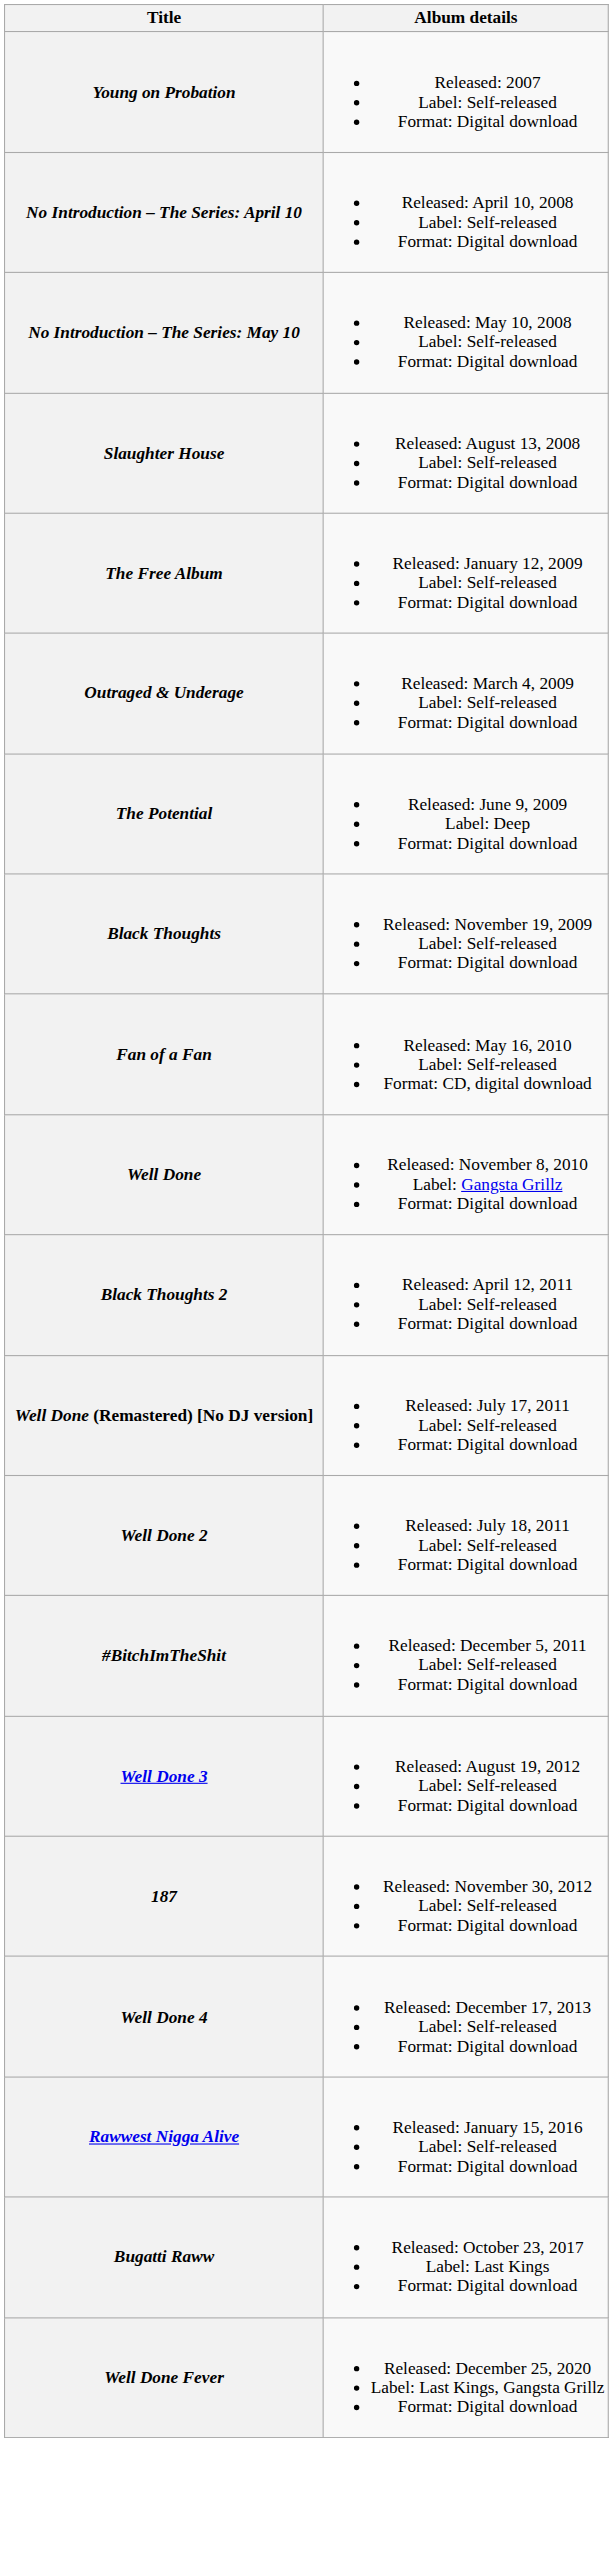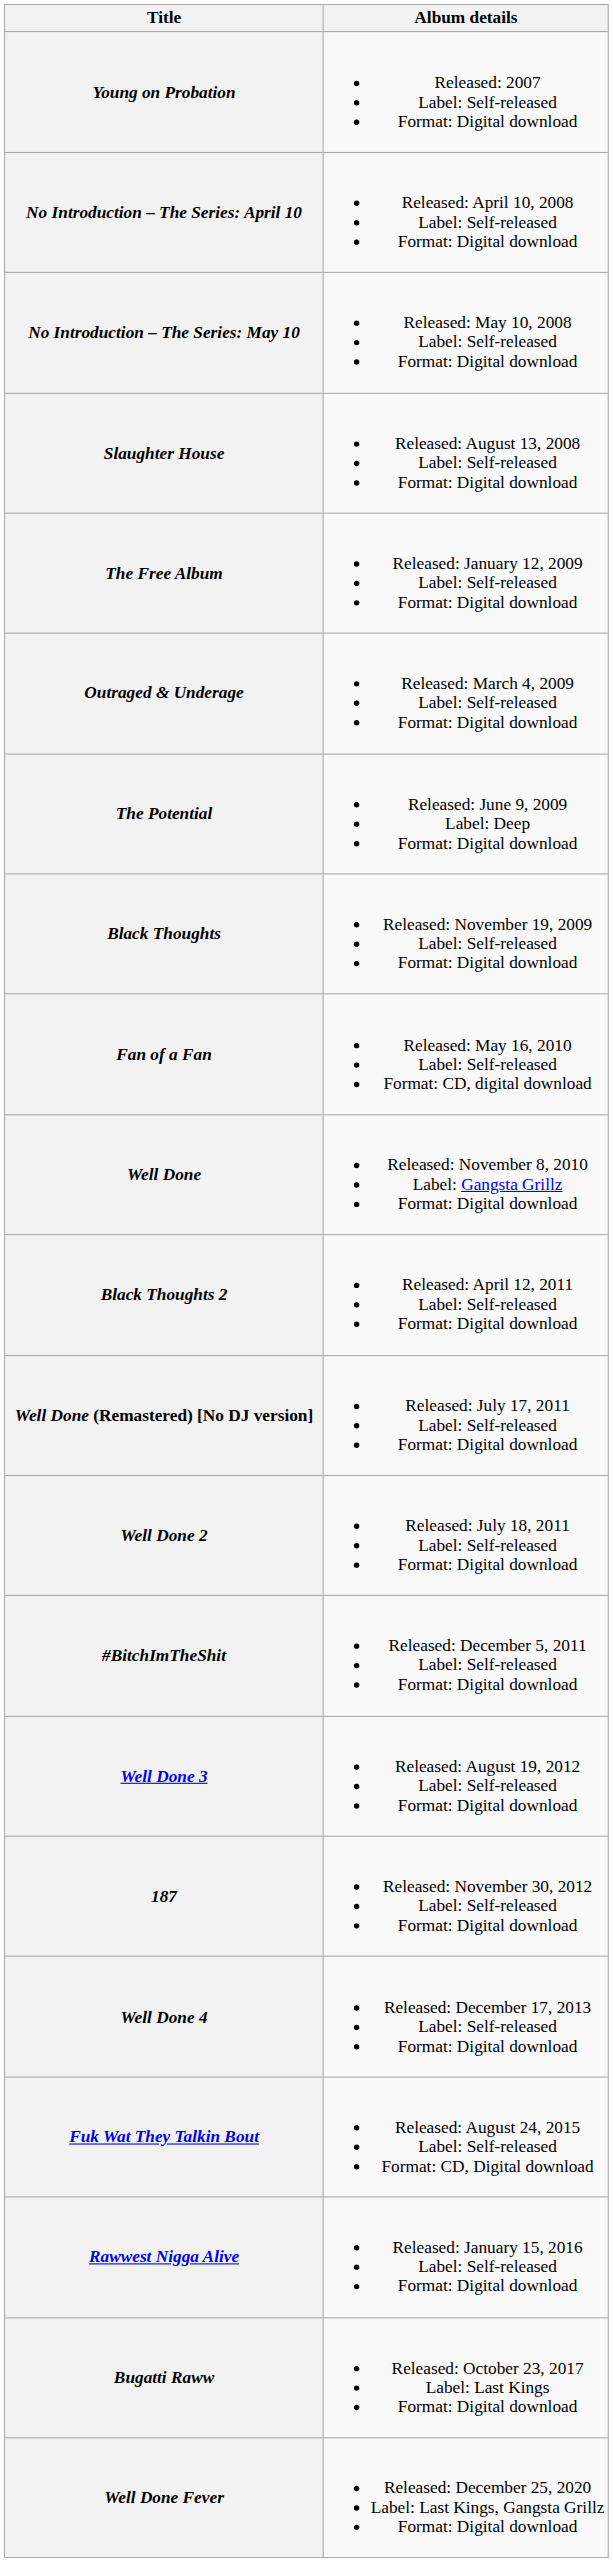+ row: (164, 2136)
